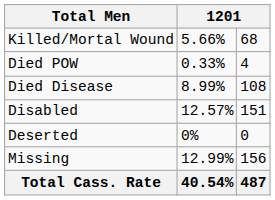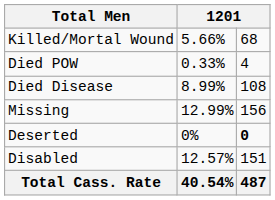rows swapped: (43, 111) <-> (39, 159)
(245, 135) normal -> (245, 135) bold
